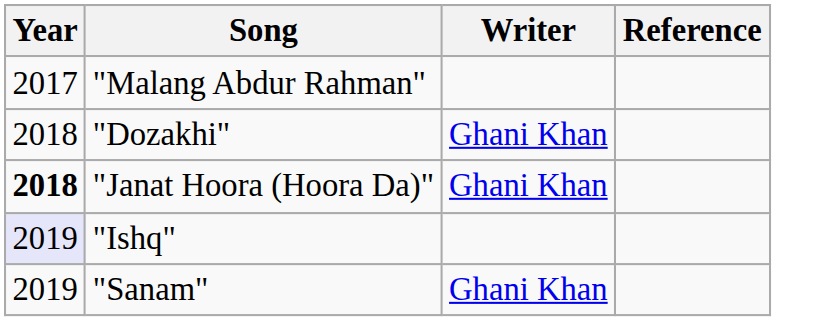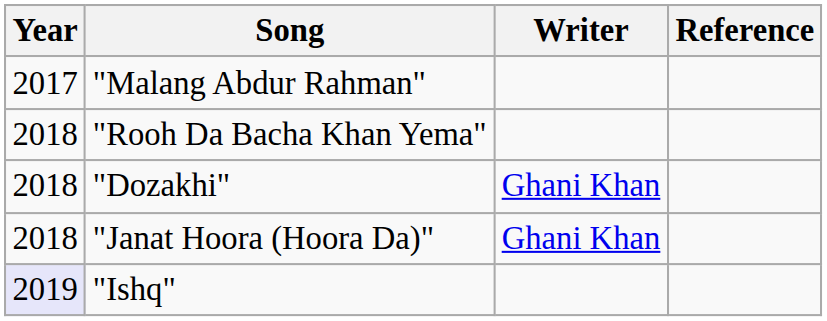+ row: (290, 133)
(45, 185) bold -> (45, 237) normal
- row: (151, 289)
